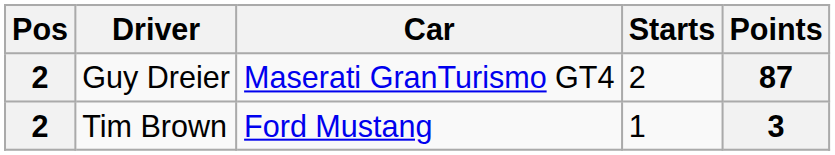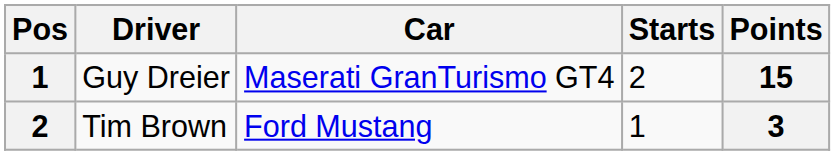(40, 78) 2 -> (40, 78) 1
(776, 78) 87 -> (776, 78) 15
